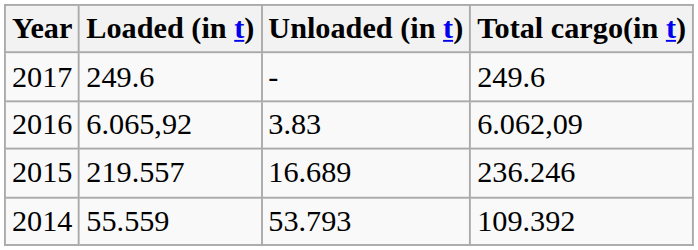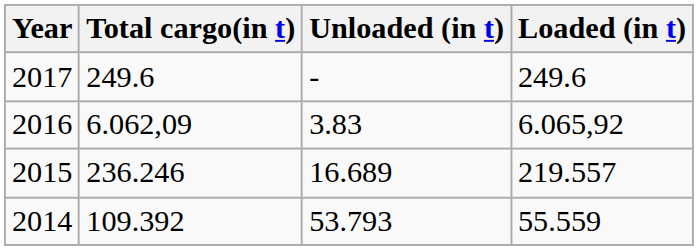columns swapped: (170, 28) <-> (582, 28)
